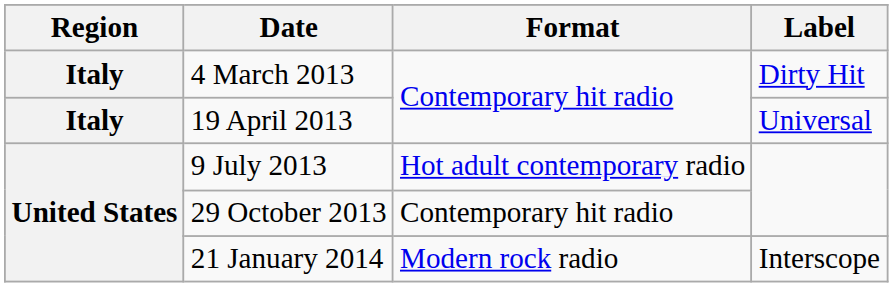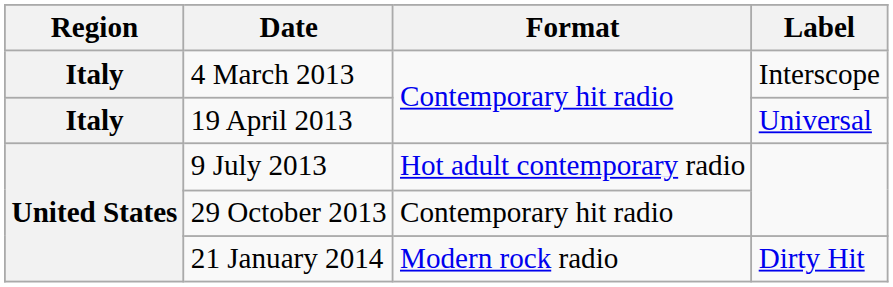(812, 73) Dirty Hit -> (819, 73) Interscope
(819, 258) Interscope -> (812, 258) Dirty Hit
